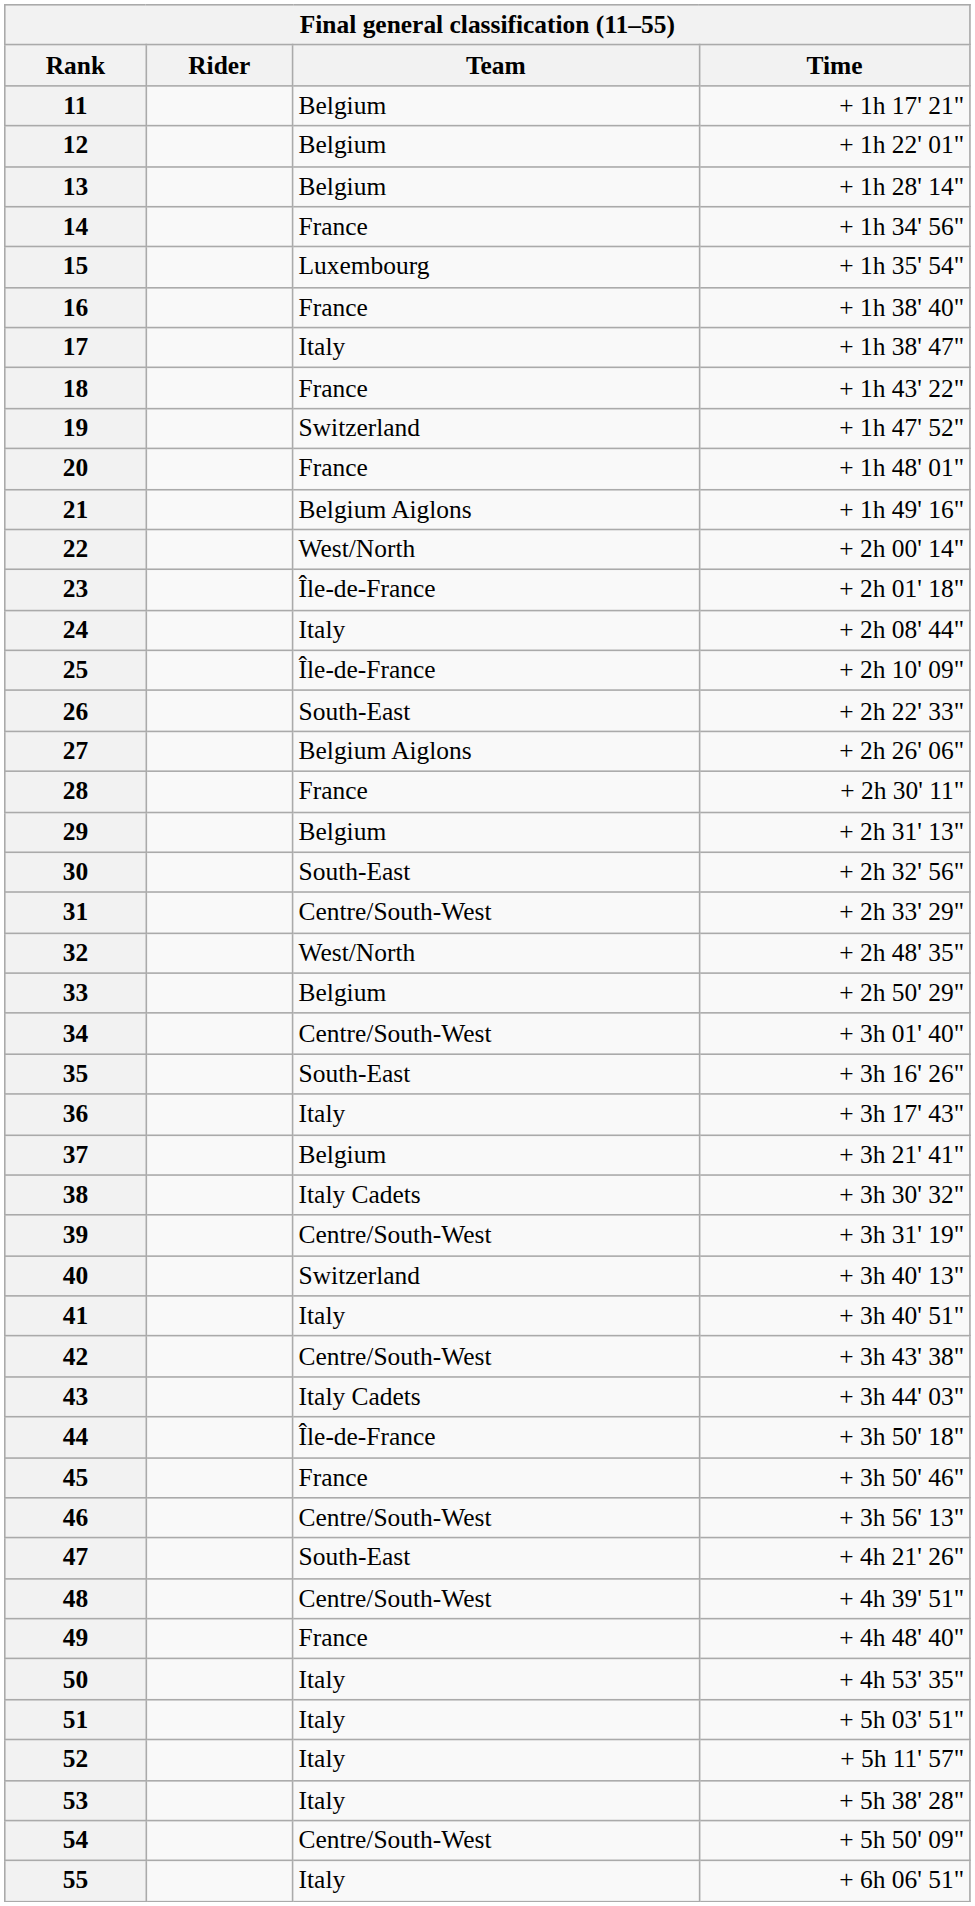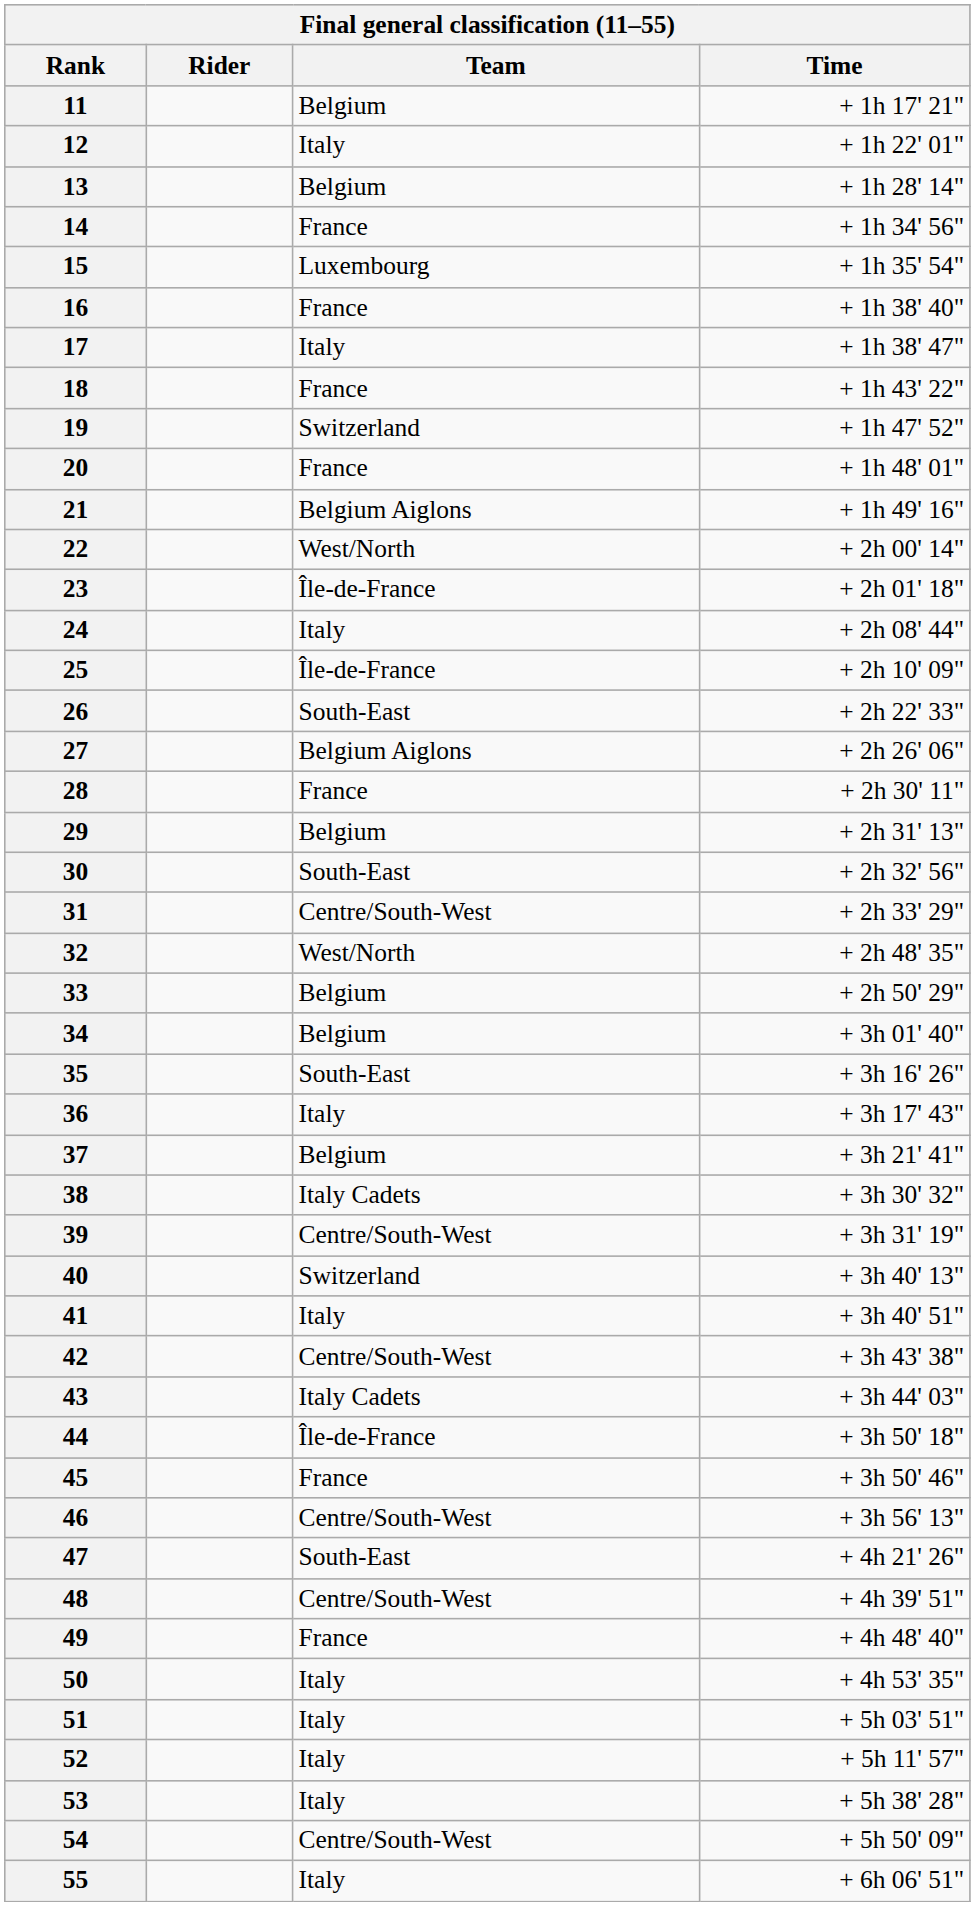(342, 145) Belgium -> (322, 145) Italy
(395, 1033) Centre/South-West -> (342, 1033) Belgium
